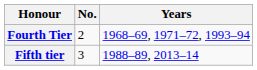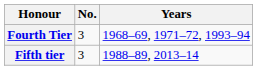(81, 34) 2 -> (81, 34) 3
